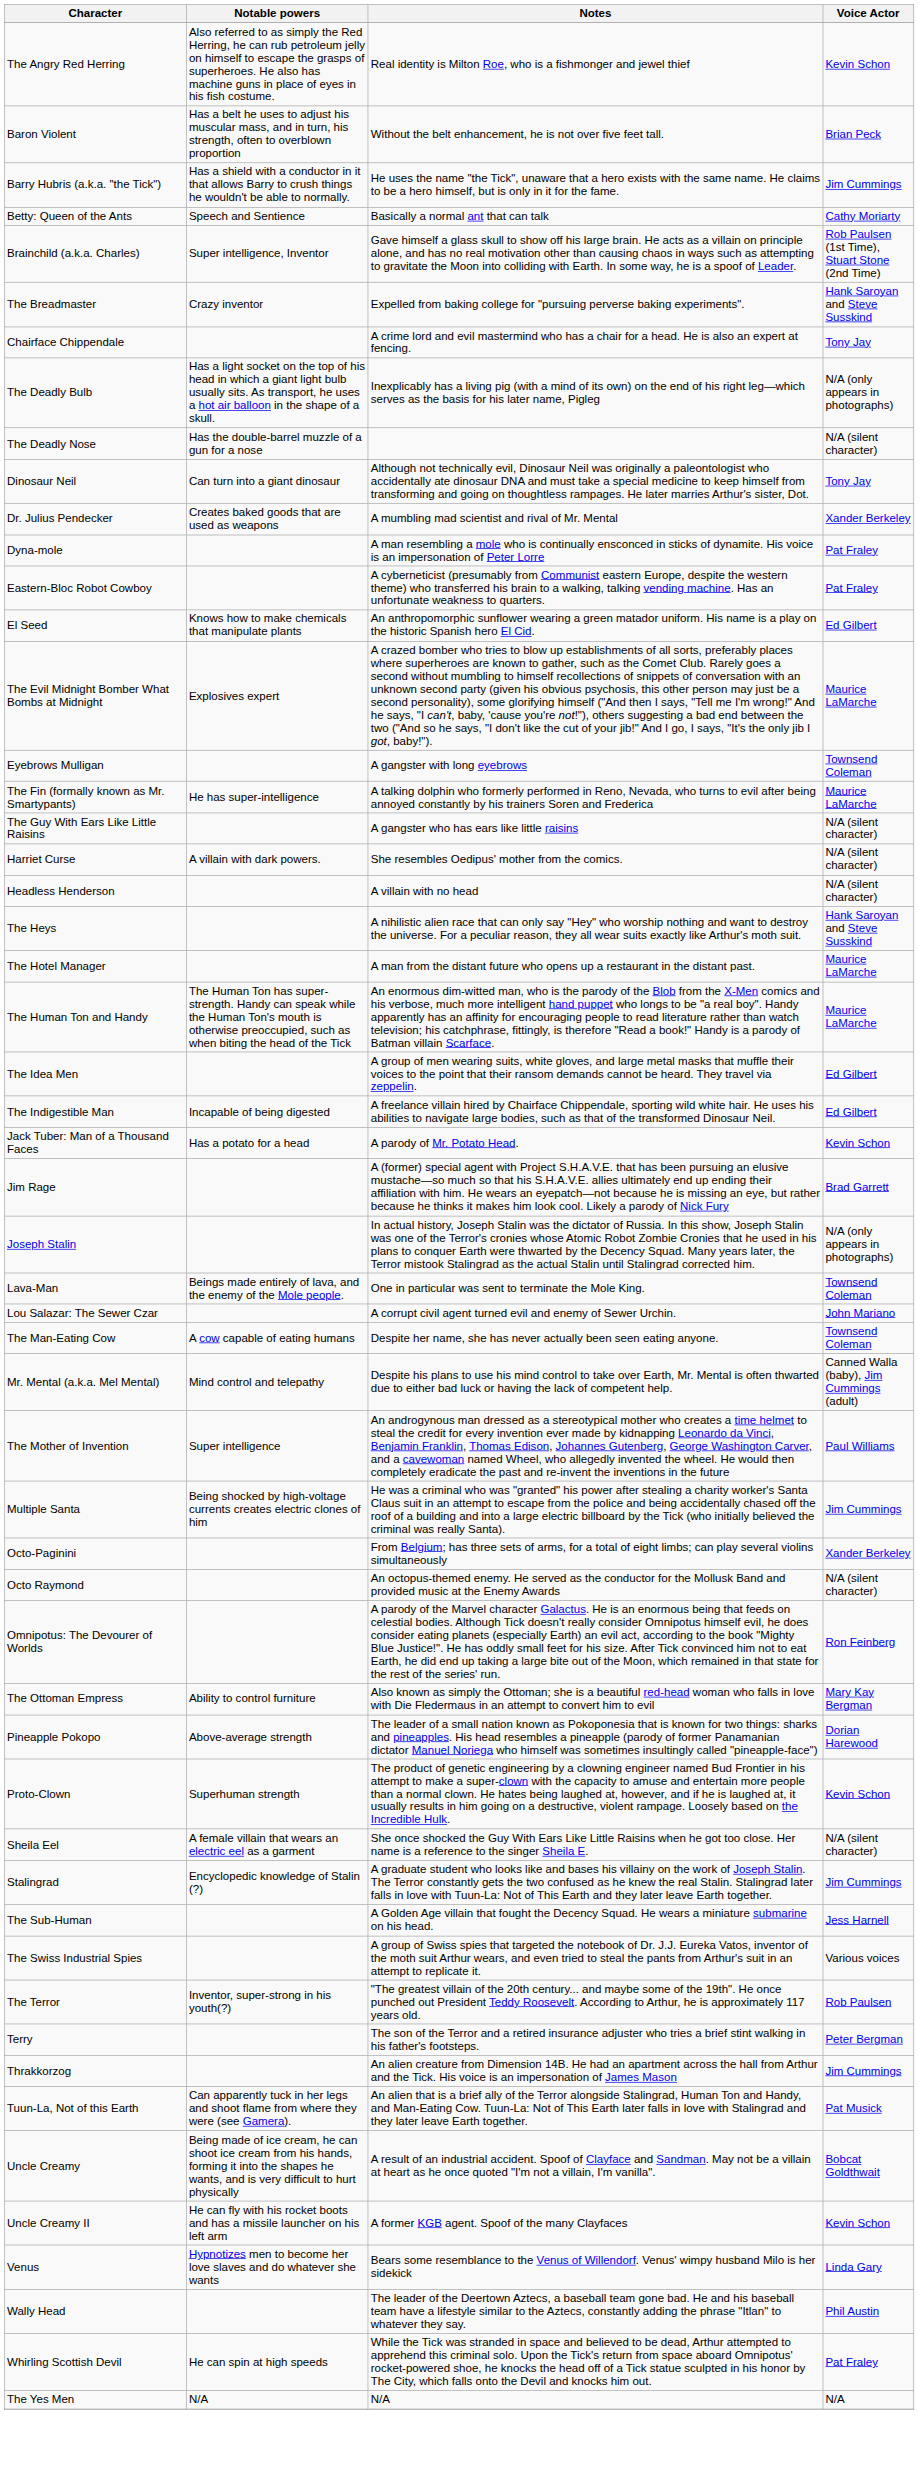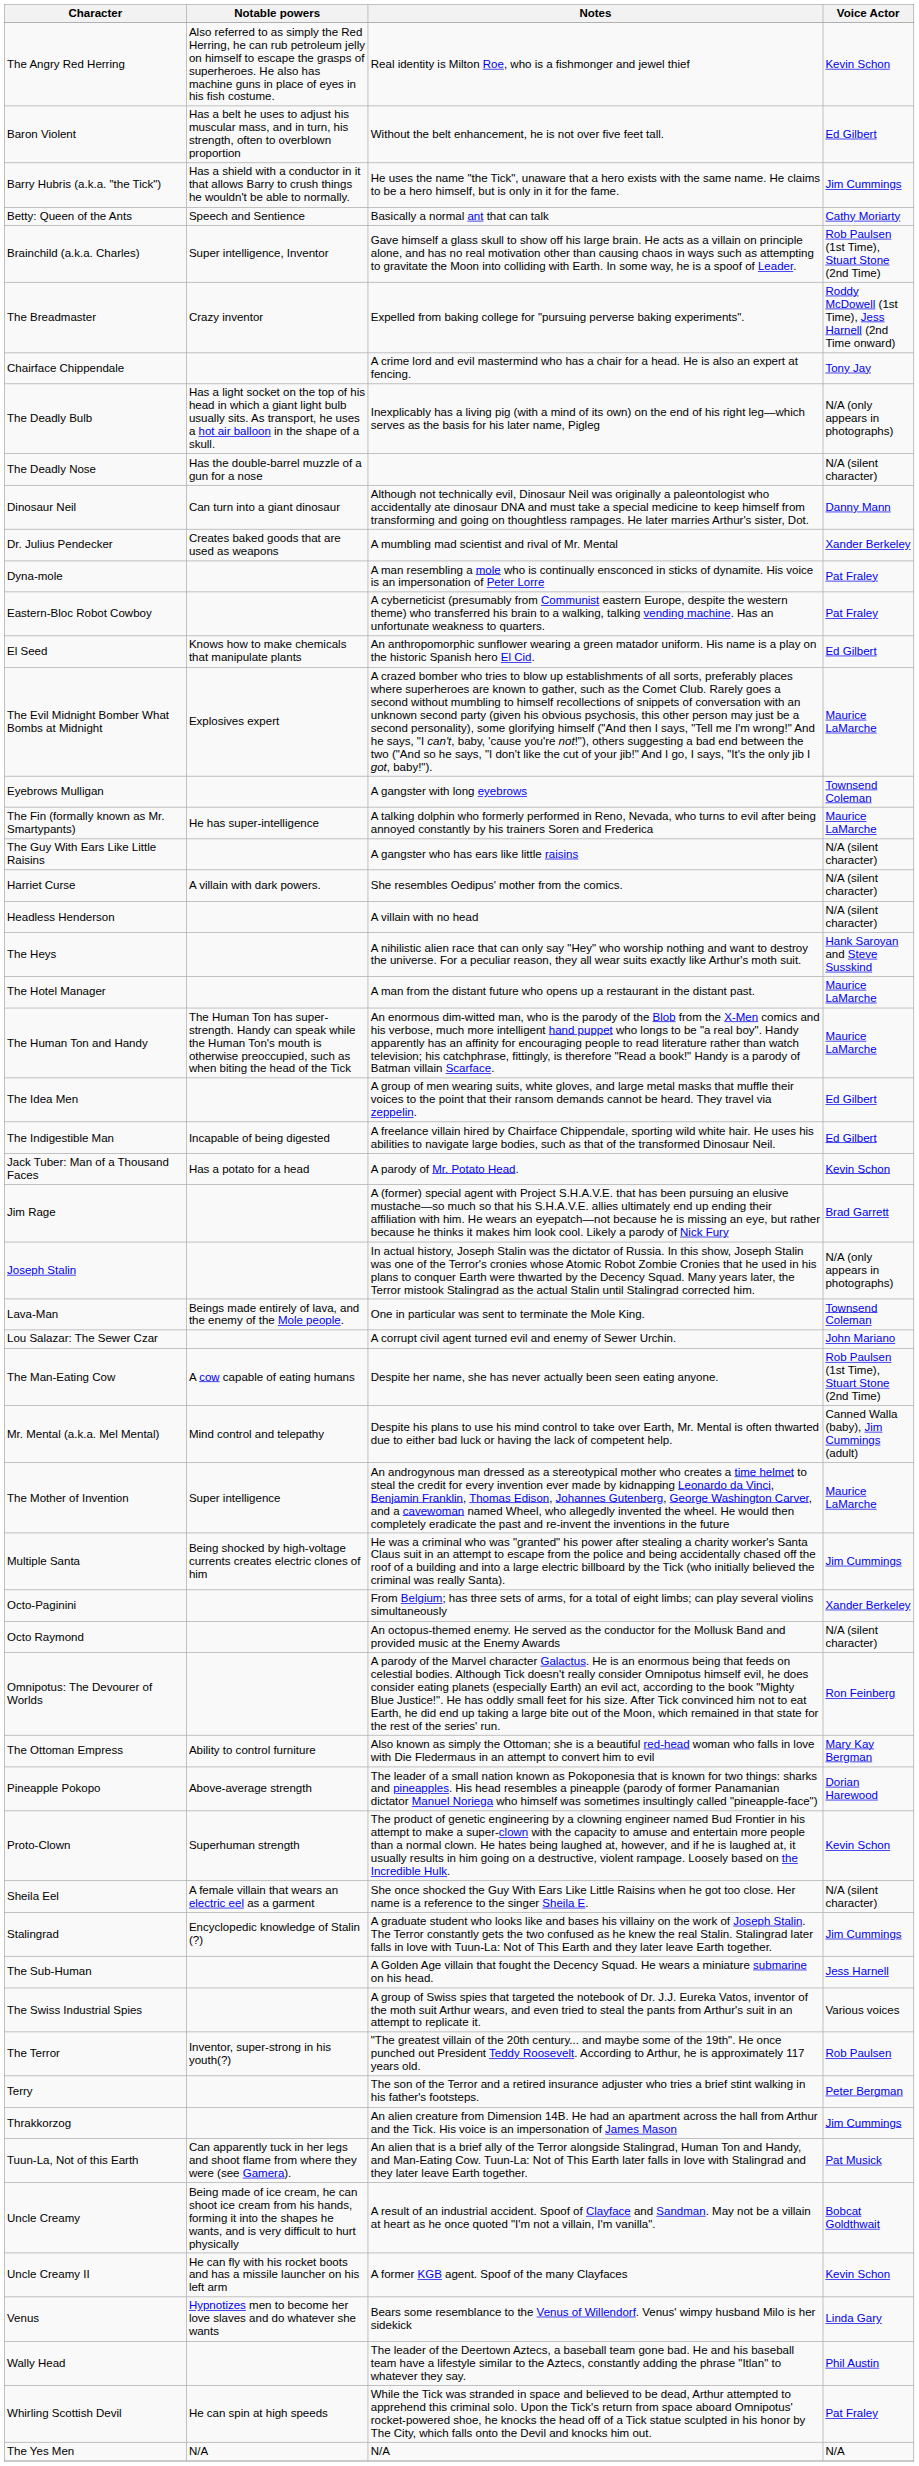(853, 134) Brian Peck -> (851, 134) Ed Gilbert
(862, 304) Hank Saroyan and Steve Susskind -> (862, 317) Roddy McDowell (1st Time), Jess Harnell (2nd Time onward)
(848, 481) Tony Jay -> (858, 507) Danny Mann
(851, 1338) Townsend Coleman -> (858, 1377) Rob Paulsen (1st Time), Stuart Stone (2nd Time)
(860, 1445) Paul Williams -> (851, 1497) Maurice LaMarche
